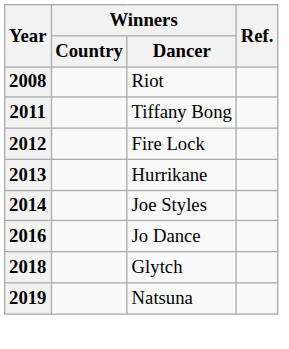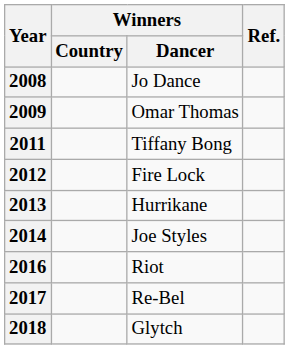(148, 82) Riot -> (166, 82) Jo Dance
+ row: (28, 112)
(166, 236) Jo Dance -> (148, 267) Riot
+ row: (28, 298)
- row: (28, 298)
